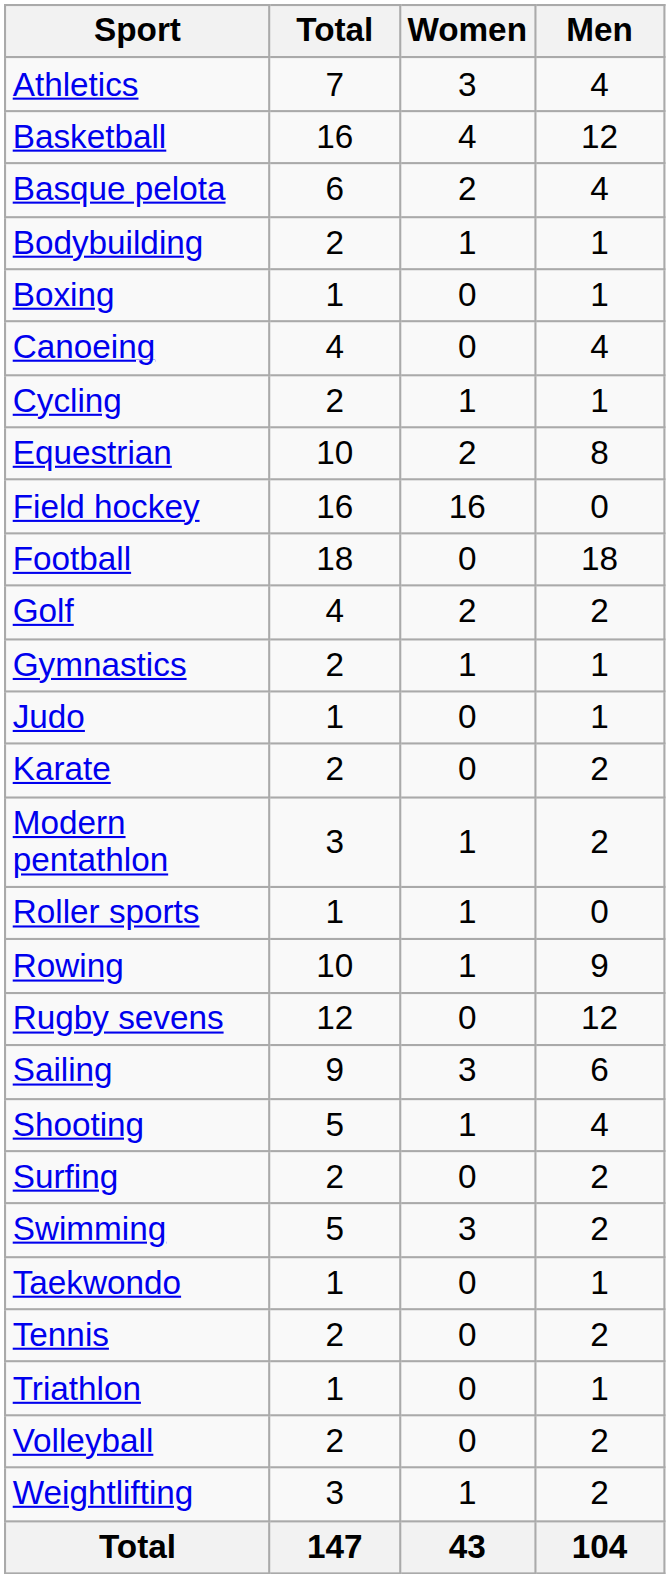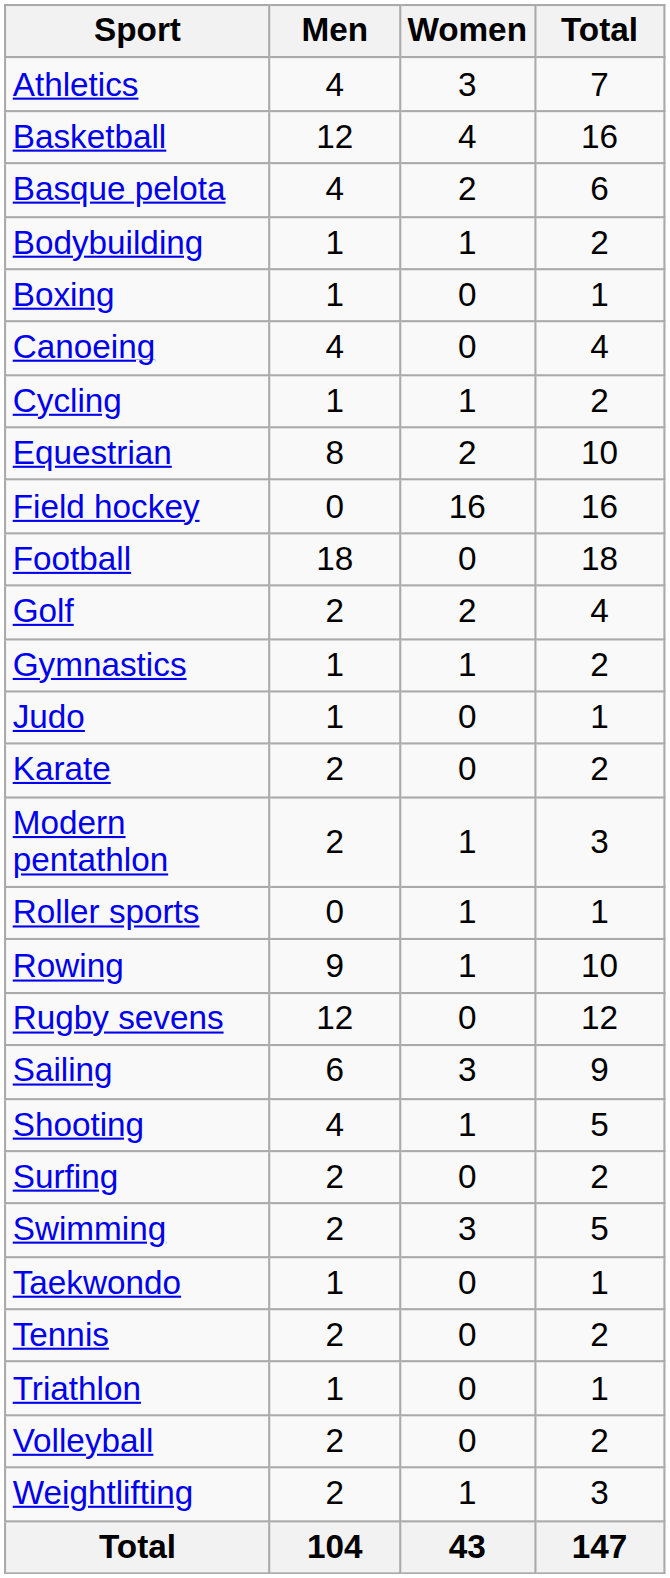columns swapped: (599, 30) <-> (335, 30)
